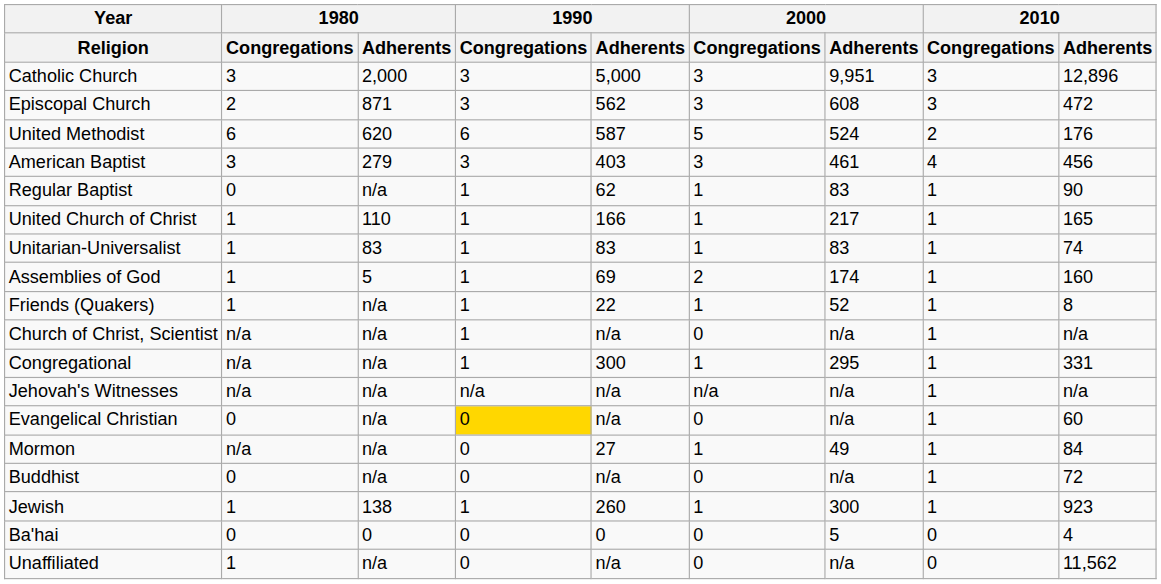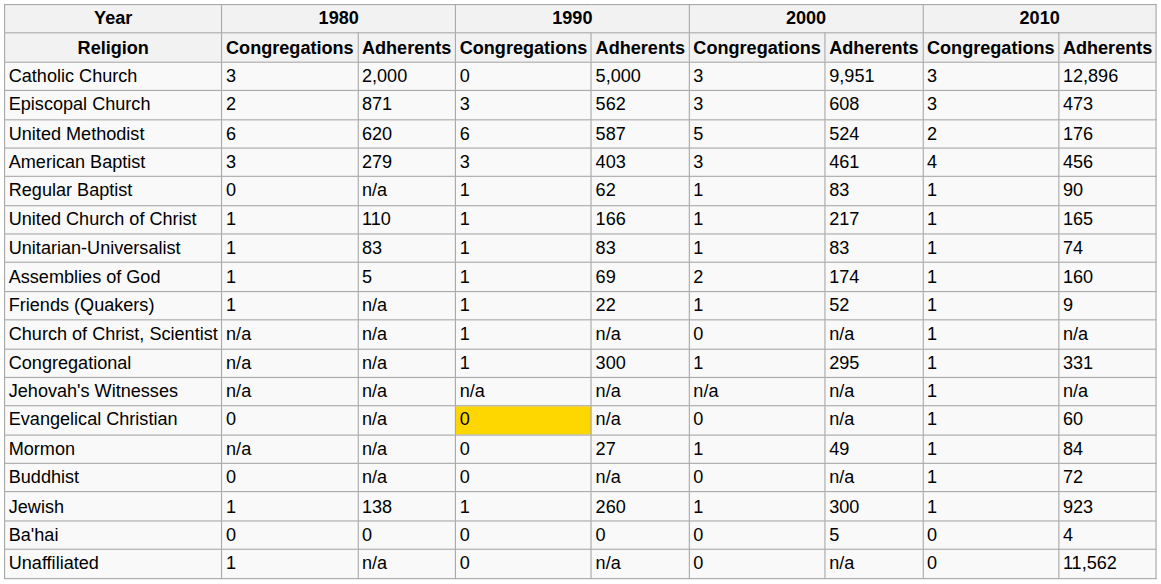(465, 76) 3 -> (465, 76) 0
(1078, 104) 472 -> (1078, 104) 473
(1068, 305) 8 -> (1068, 305) 9
